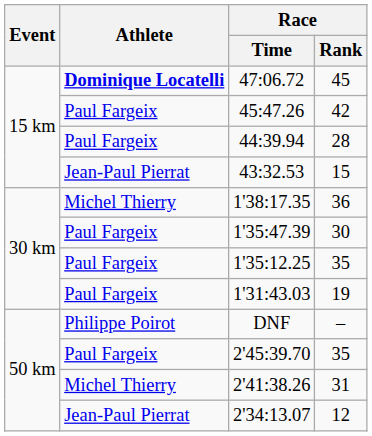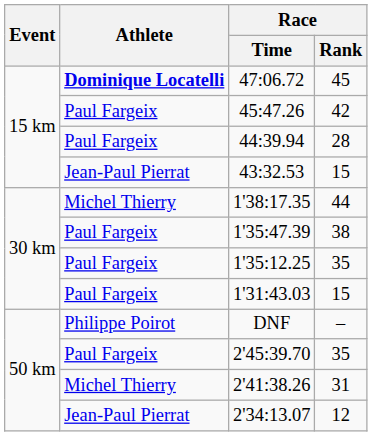(341, 202) 36 -> (341, 202) 44
(341, 232) 30 -> (341, 232) 38
(341, 293) 19 -> (341, 293) 15
